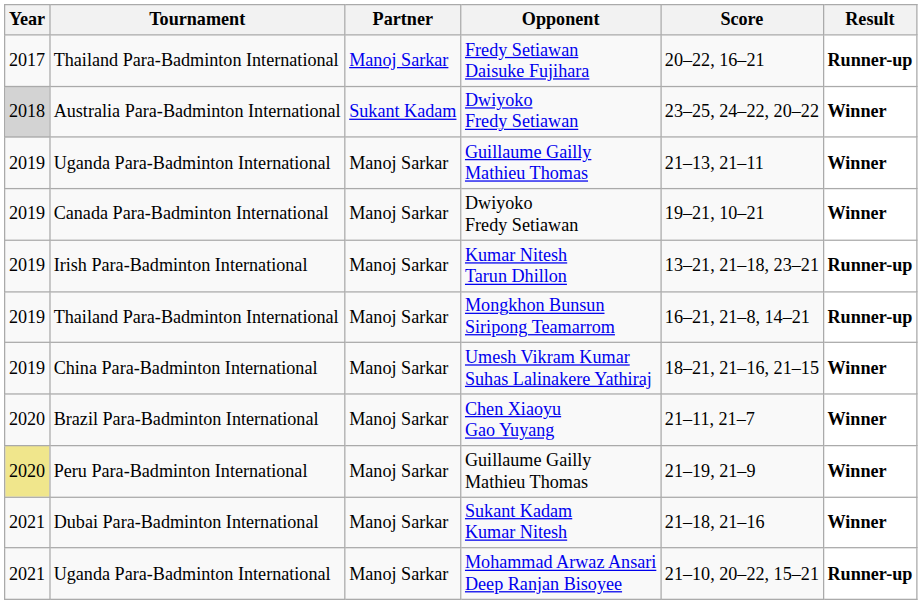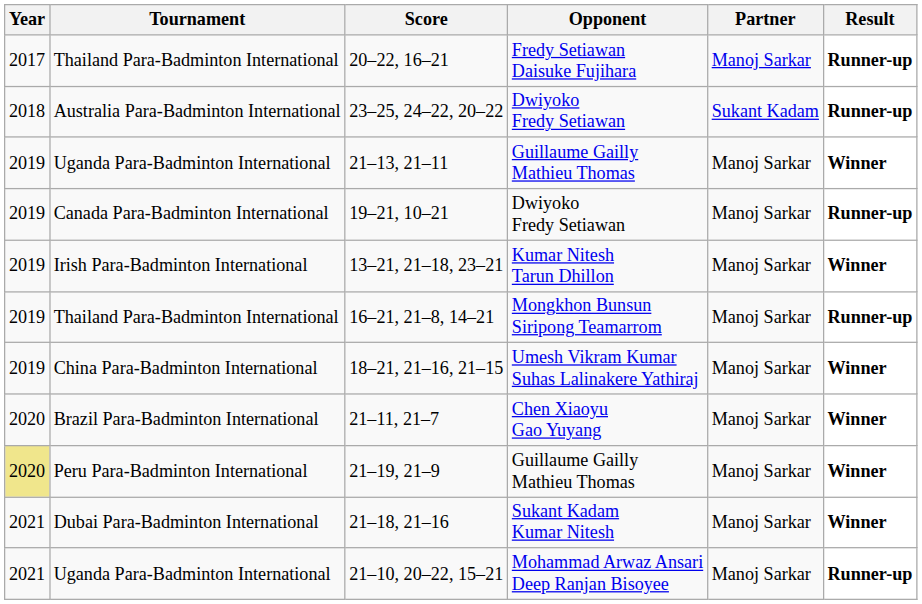columns swapped: (403, 19) <-> (742, 19)
(27, 111) lightgrey background -> (27, 111) no background
(857, 111) Winner -> (870, 111) Runner-up
(857, 214) Winner -> (870, 214) Runner-up
(870, 265) Runner-up -> (857, 265) Winner
